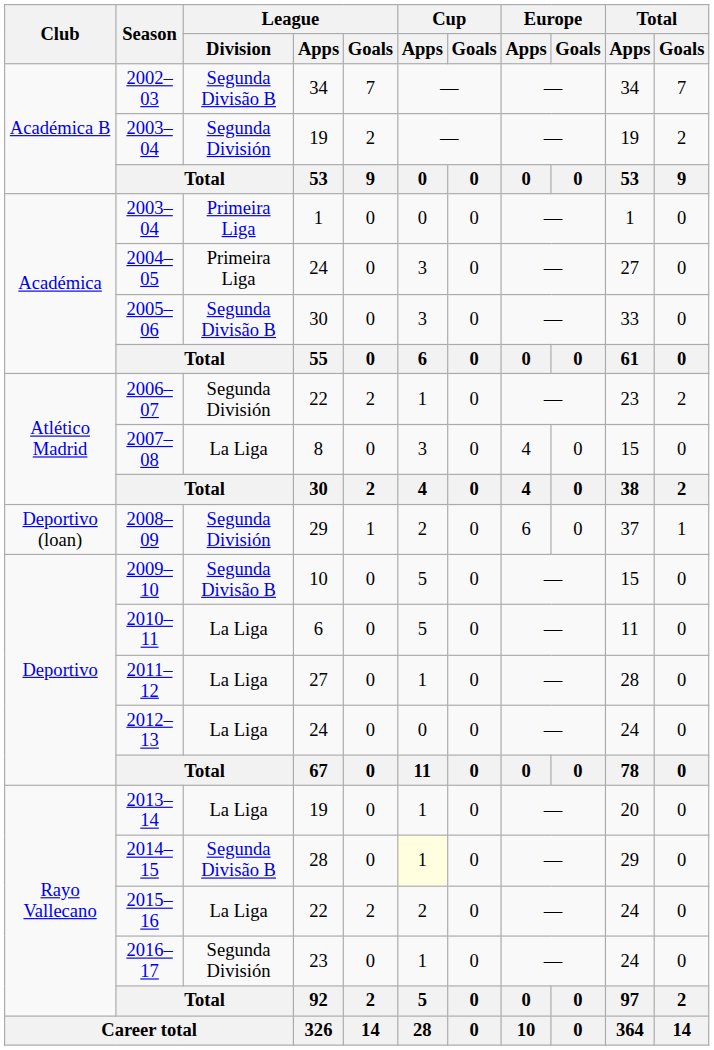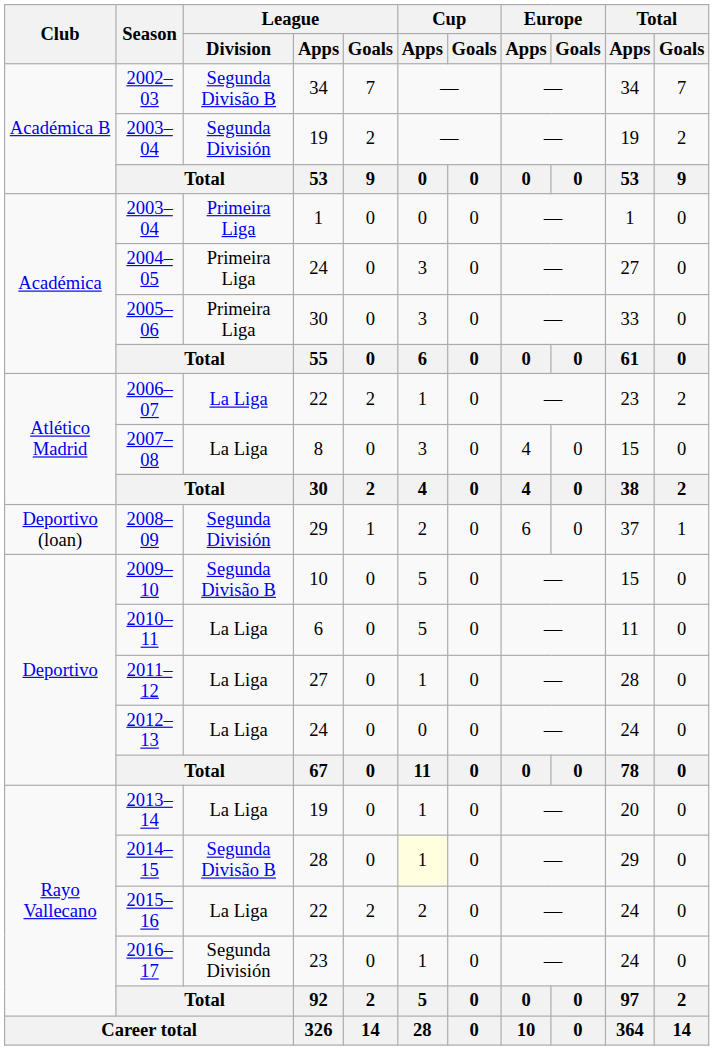(239, 319) Segunda Divisão B -> (239, 319) Primeira Liga
(239, 398) Segunda División -> (239, 398) La Liga
